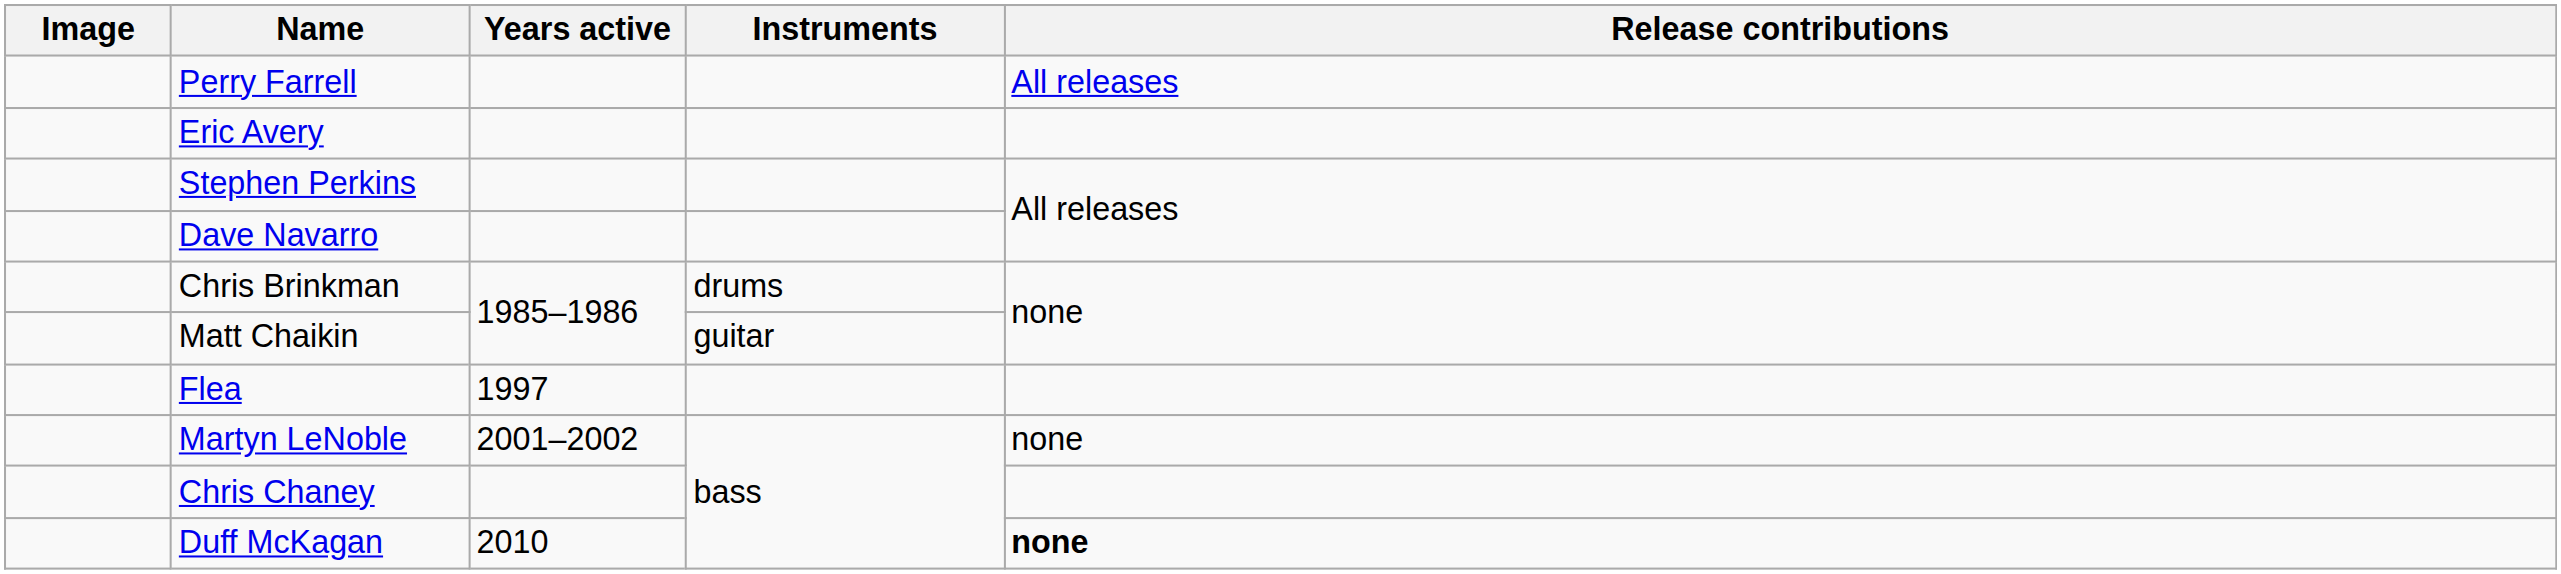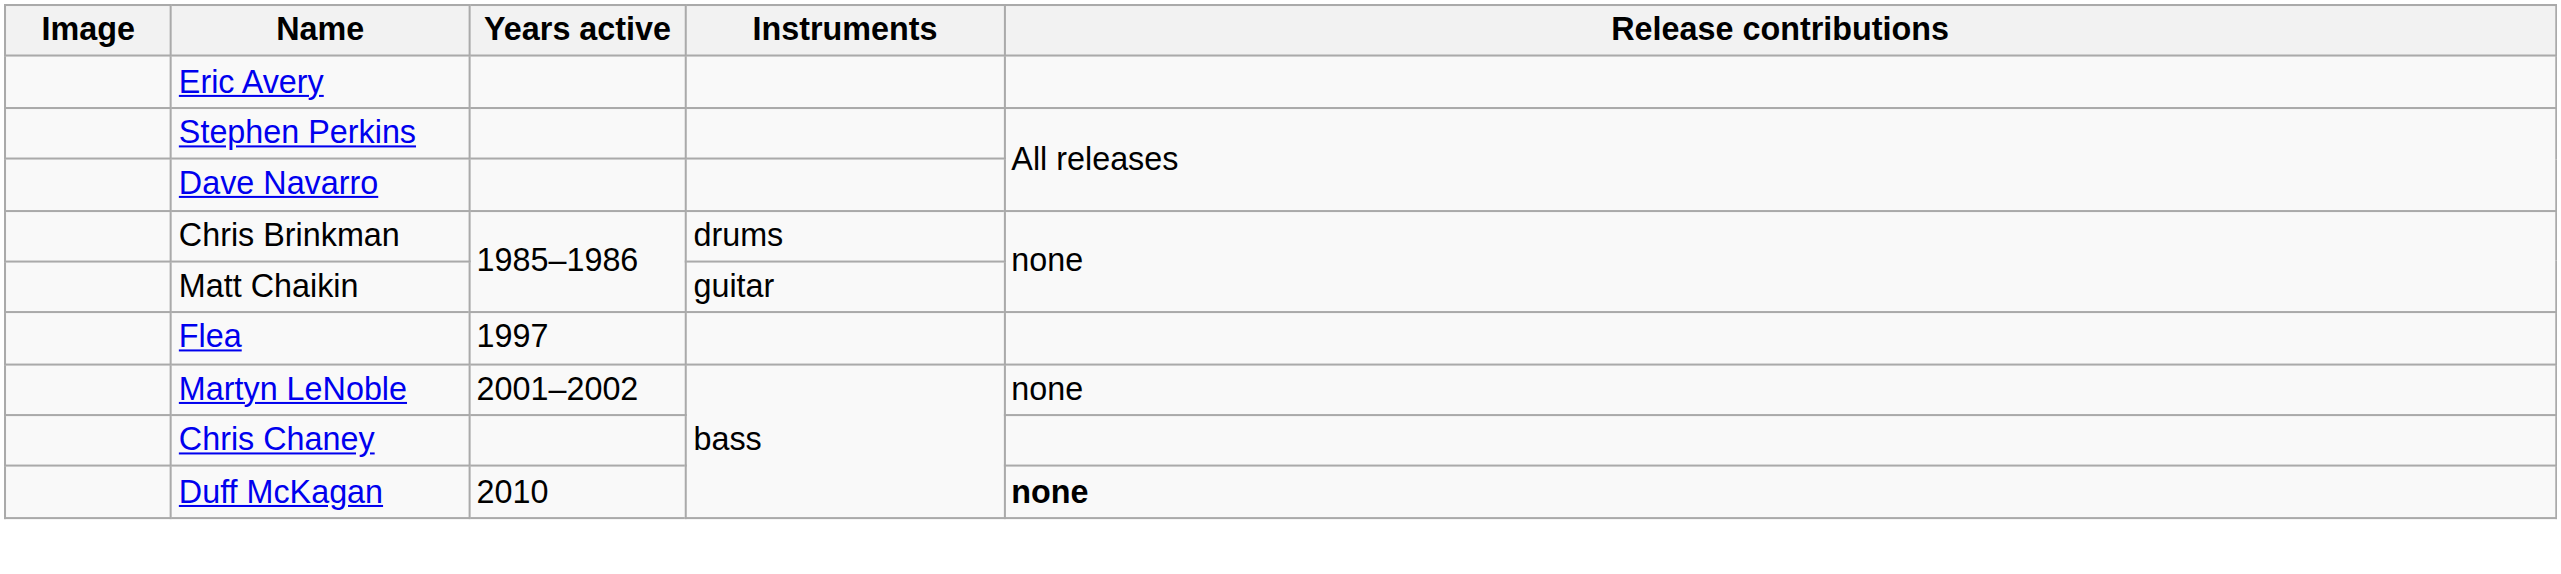- row: (268, 81)
